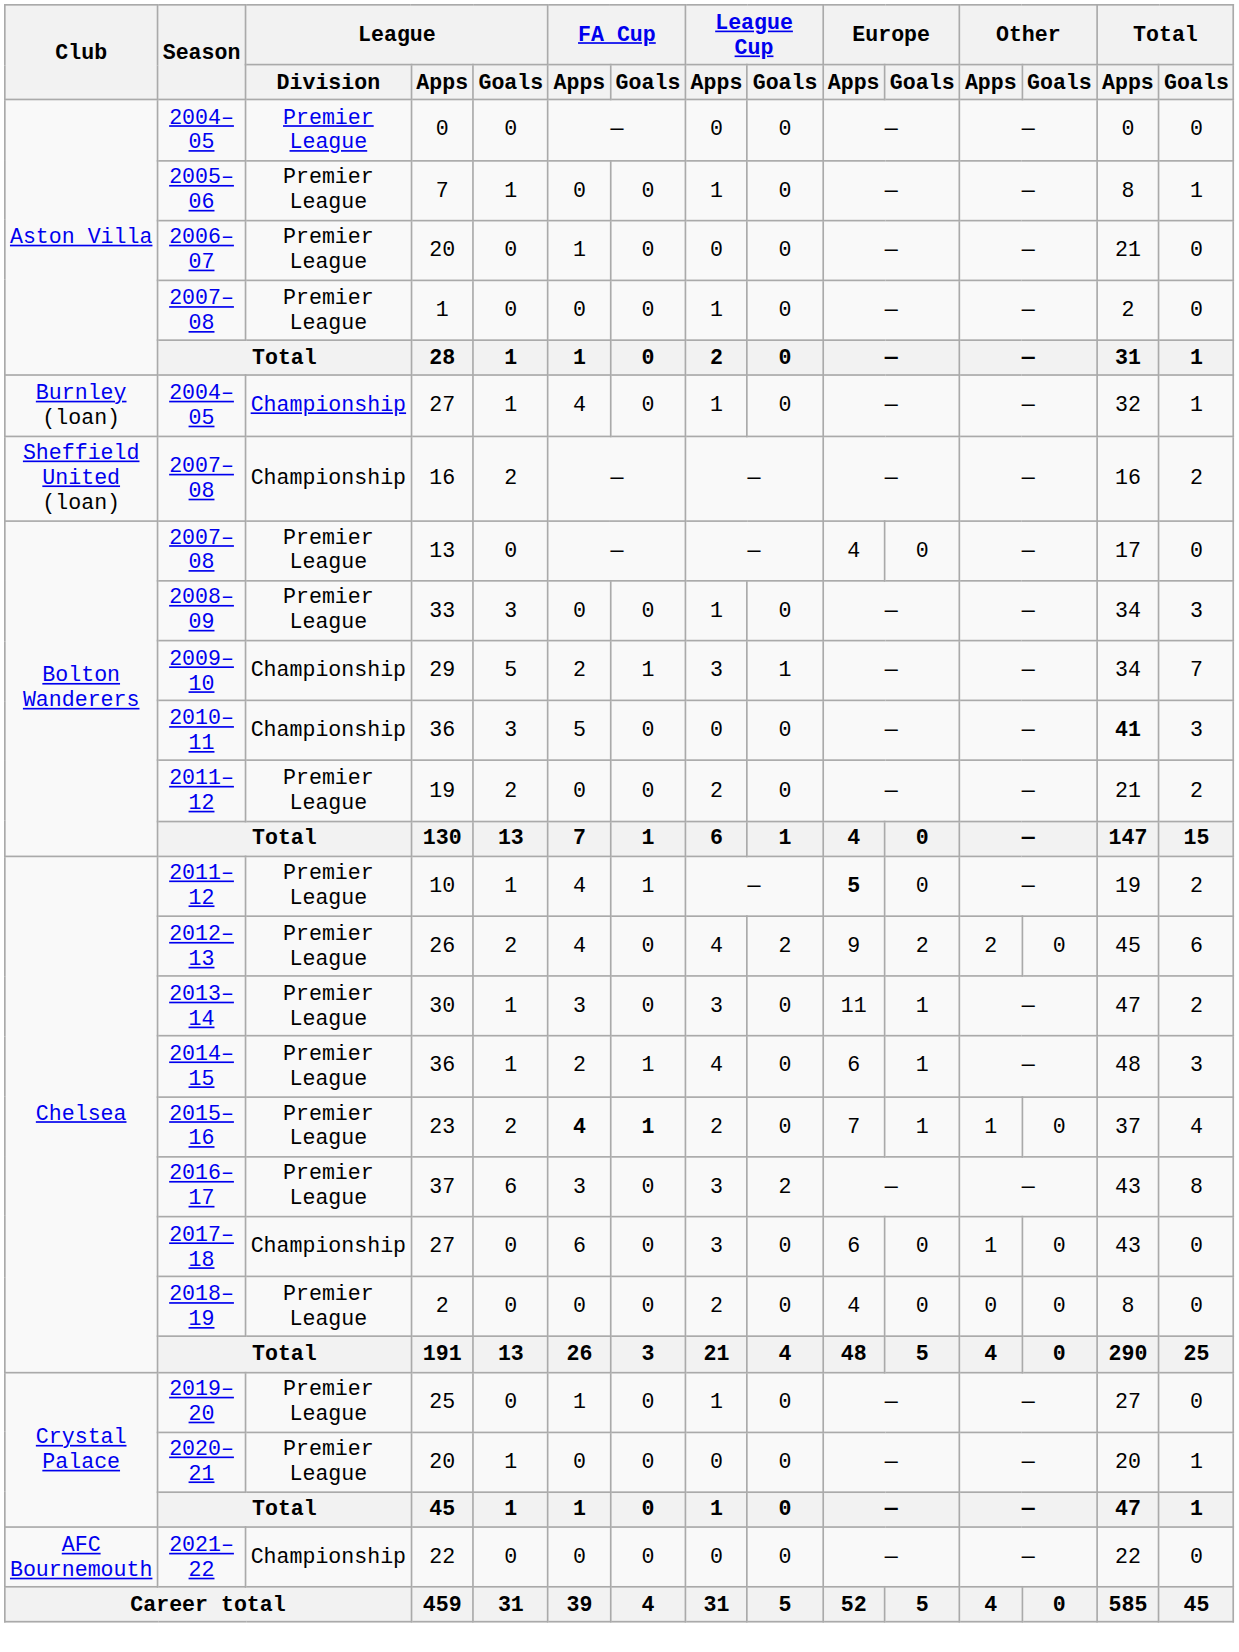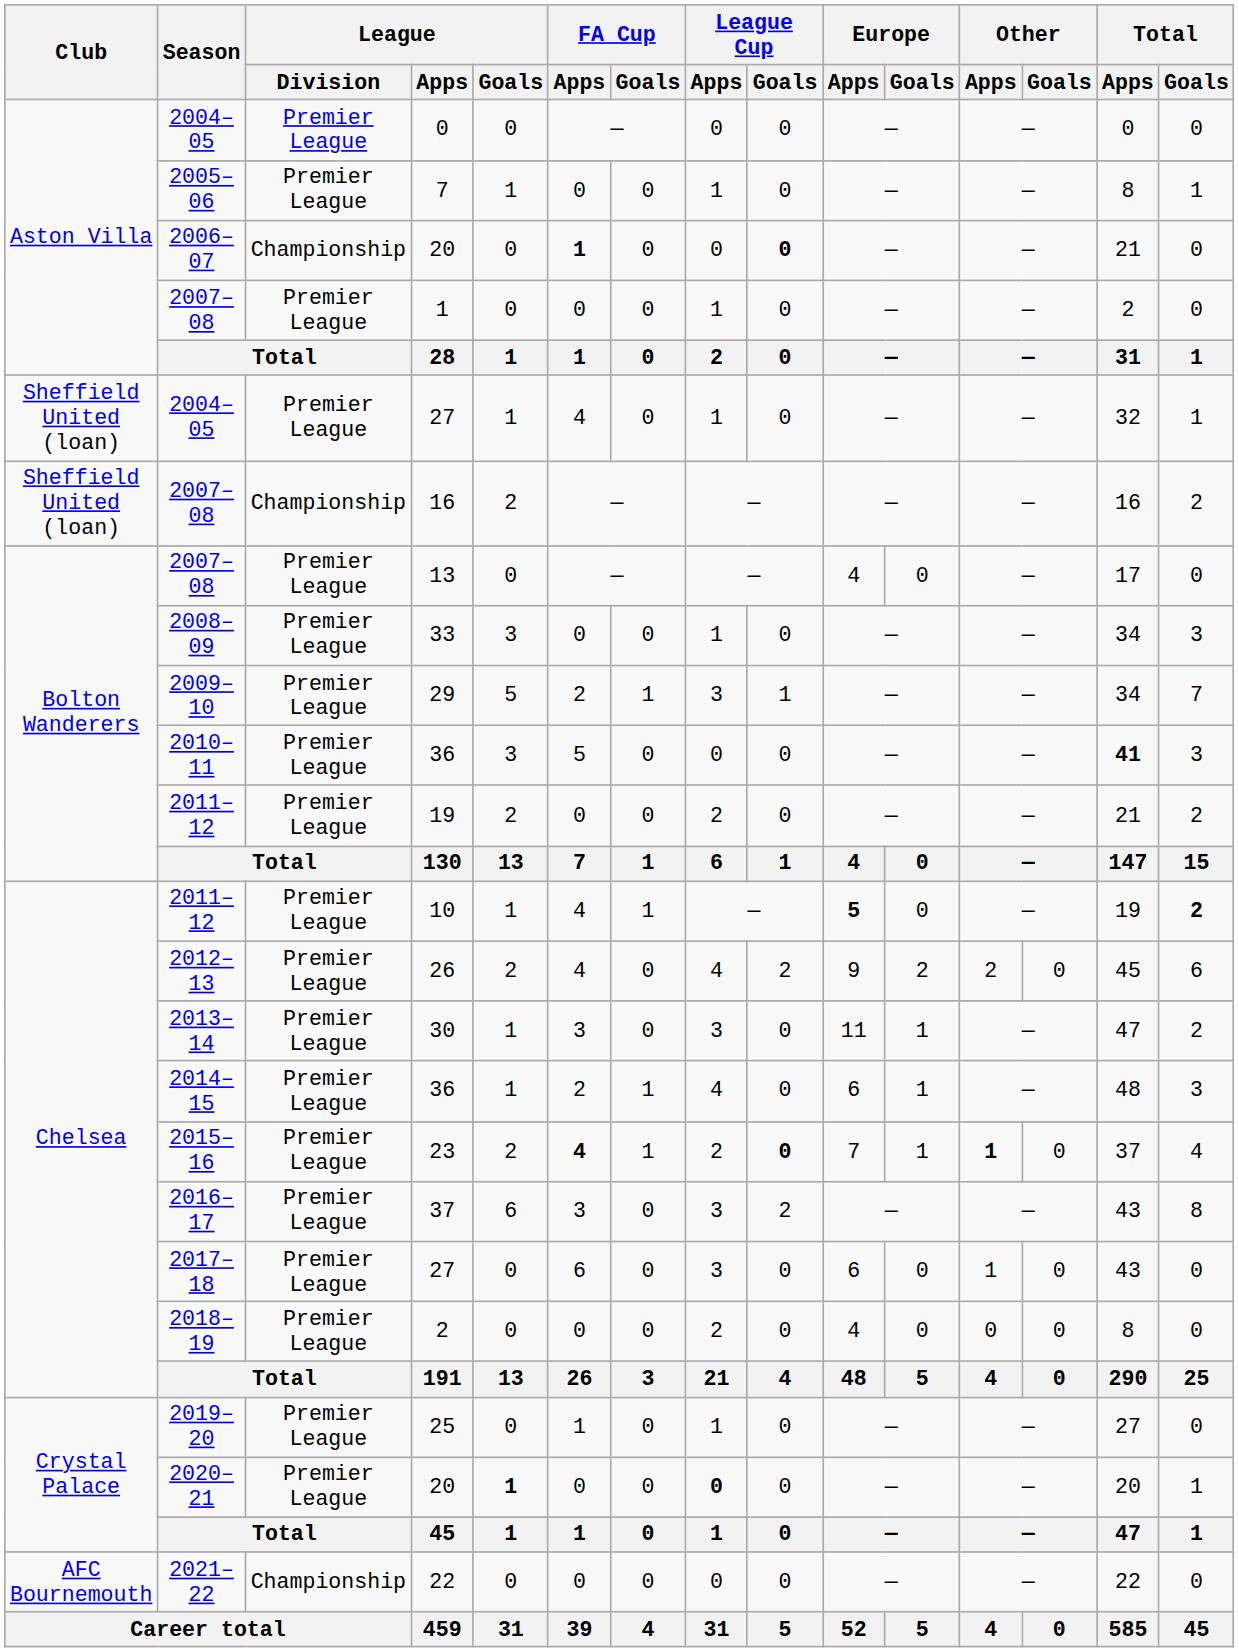(328, 250) Premier League -> (328, 250) Championship
(579, 250) normal -> (579, 250) bold
(785, 250) normal -> (785, 250) bold
(81, 406) Burnley (loan) -> (81, 418) Sheffield United (loan)
(328, 406) Championship -> (328, 418) Premier League
(328, 671) Championship -> (328, 696) Premier League
(328, 731) Championship -> (328, 756) Premier League
(1196, 886) normal -> (1196, 911) bold
(648, 1126) bold -> (648, 1151) normal
(785, 1126) normal -> (785, 1151) bold
(991, 1126) normal -> (991, 1151) bold
(328, 1247) Championship -> (328, 1271) Premier League
(511, 1462) normal -> (511, 1487) bold
(717, 1462) normal -> (717, 1487) bold
